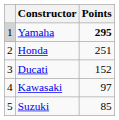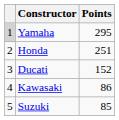(103, 32) bold -> (103, 32) normal
(106, 88) 97 -> (106, 88) 86
